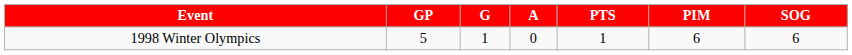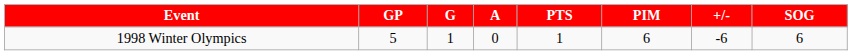+ column: (722, 15)
